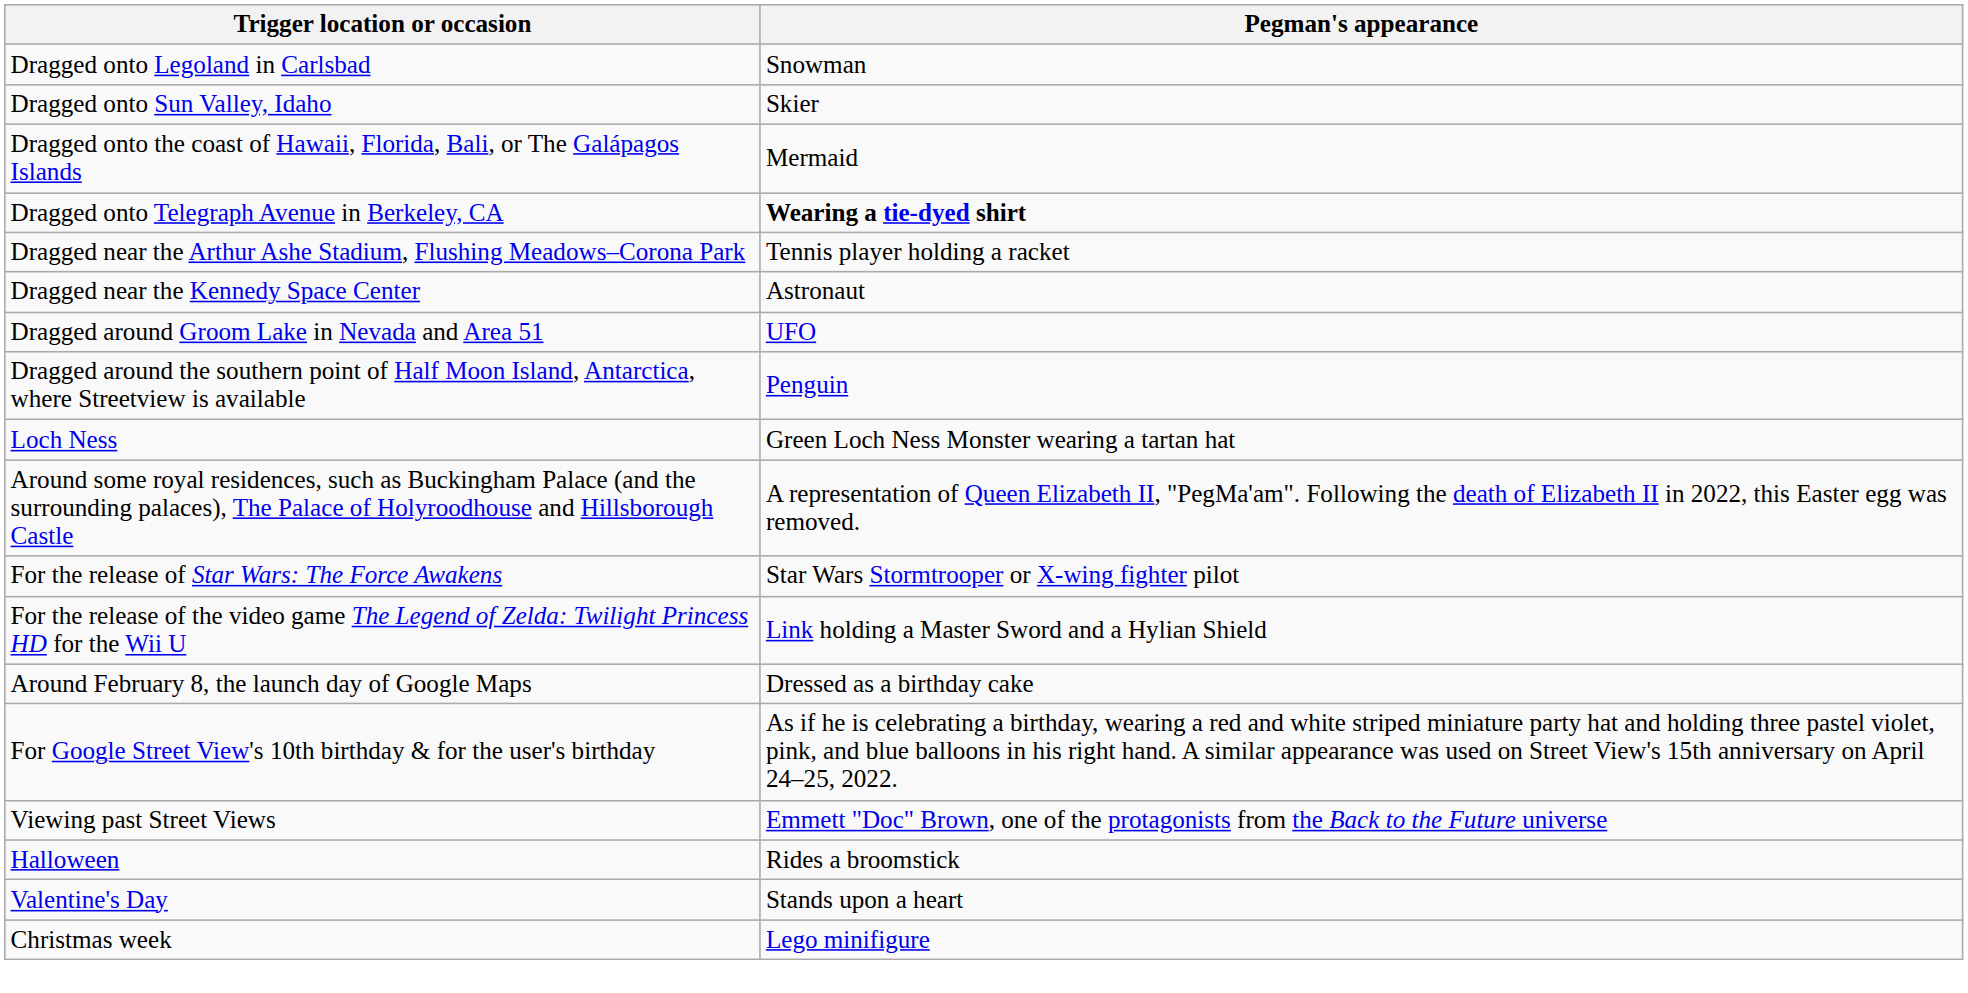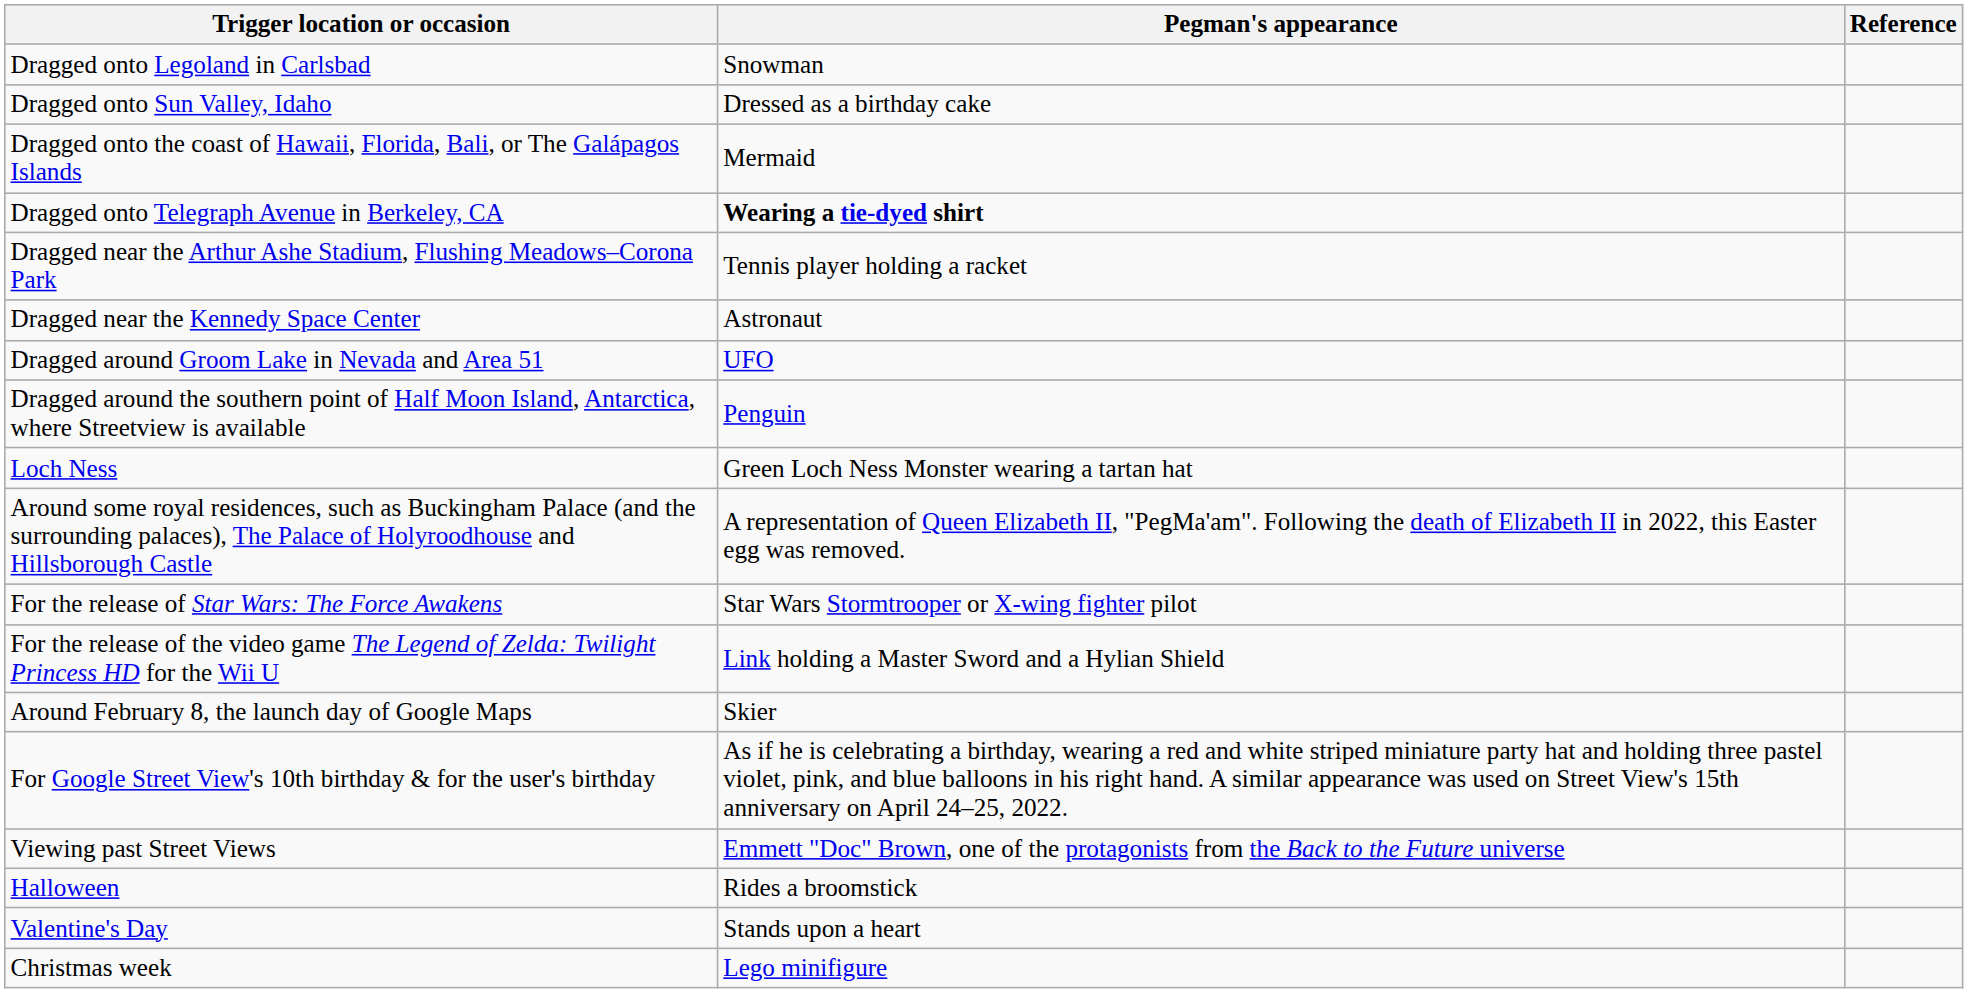+ column: (1903, 24)
(792, 104) Skier -> (857, 104) Dressed as a birthday cake
(900, 683) Dressed as a birthday cake -> (750, 711) Skier
